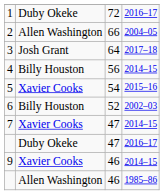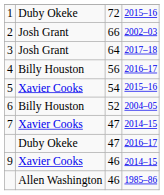(141, 13) 2016–17 -> (141, 13) 2015–16
(60, 32) Allen Washington -> (43, 32) Josh Grant
(141, 32) 2004–05 -> (141, 32) 2002–03
(141, 69) 2014–15 -> (141, 69) 2016–17
(141, 106) 2002–03 -> (141, 106) 2004–05
